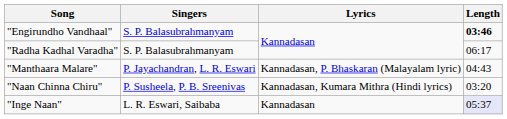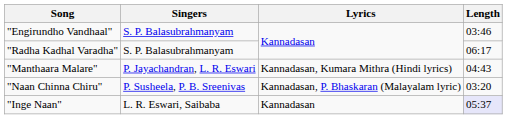(479, 32) bold -> (479, 32) normal
(361, 68) Kannadasan, P. Bhaskaran (Malayalam lyric) -> (356, 68) Kannadasan, Kumara Mithra (Hindi lyrics)
(356, 87) Kannadasan, Kumara Mithra (Hindi lyrics) -> (361, 87) Kannadasan, P. Bhaskaran (Malayalam lyric)
